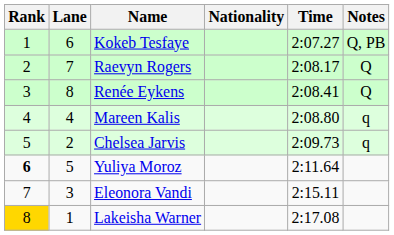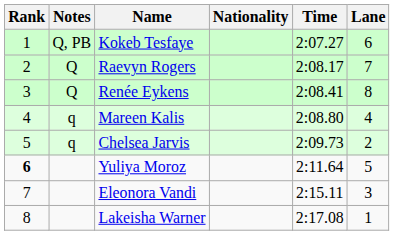columns swapped: (70, 17) <-> (366, 17)
(27, 218) gold background -> (27, 218) no background
